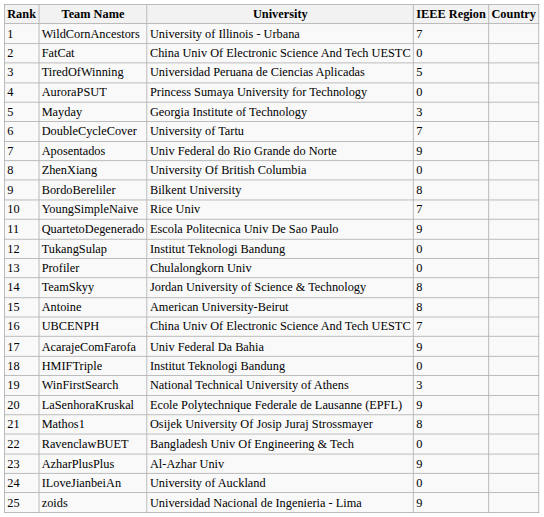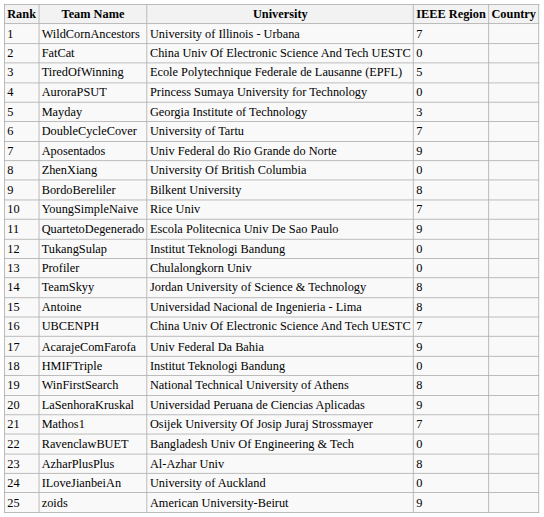(257, 72) Universidad Peruana de Ciencias Aplicadas -> (276, 72) Ecole Polytechnique Federale de Lausanne (EPFL)
(219, 307) American University-Beirut -> (256, 307) Universidad Nacional de Ingenieria - Lima
(419, 385) 3 -> (419, 385) 8
(276, 405) Ecole Polytechnique Federale de Lausanne (EPFL) -> (257, 405) Universidad Peruana de Ciencias Aplicadas
(419, 424) 8 -> (419, 424) 7
(419, 463) 9 -> (419, 463) 8
(256, 502) Universidad Nacional de Ingenieria - Lima -> (219, 502) American University-Beirut
